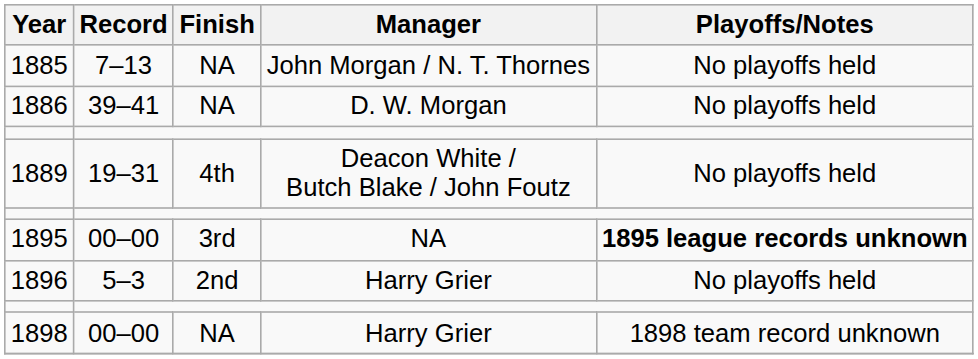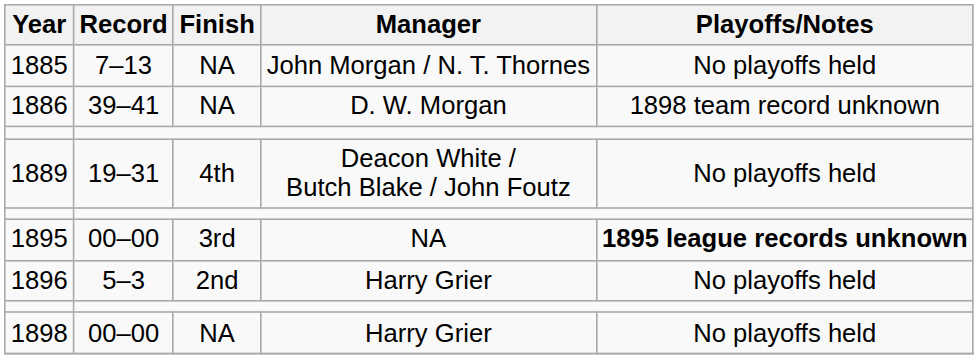(785, 106) No playoffs held -> (785, 106) 1898 team record unknown
(785, 332) 1898 team record unknown -> (785, 332) No playoffs held
